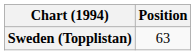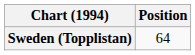(163, 38) 63 -> (163, 38) 64
